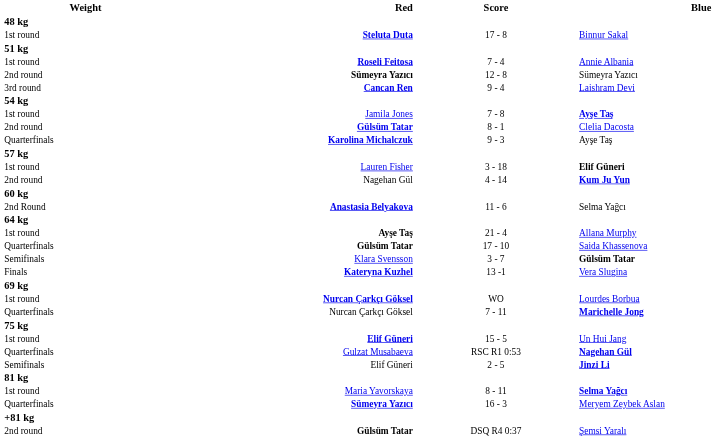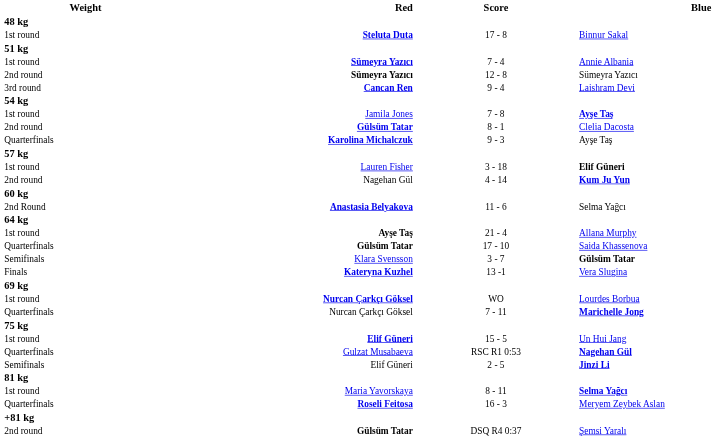(385, 61) Roseli Feitosa -> (382, 61) Sümeyra Yazıcı
(382, 404) Sümeyra Yazıcı -> (385, 404) Roseli Feitosa
